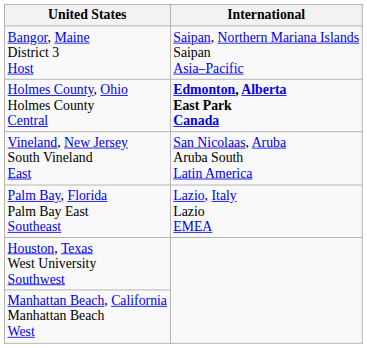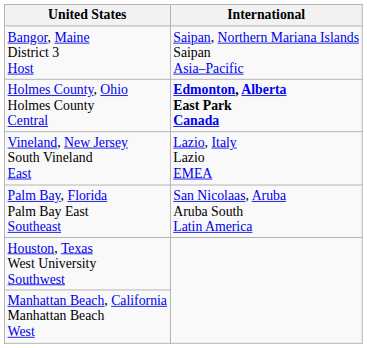(230, 158) San Nicolaas, Aruba Aruba South Latin America -> (205, 158) Lazio, Italy Lazio EMEA
(205, 211) Lazio, Italy Lazio EMEA -> (230, 211) San Nicolaas, Aruba Aruba South Latin America
